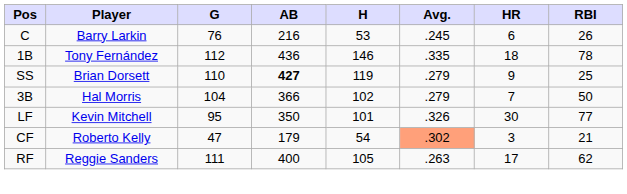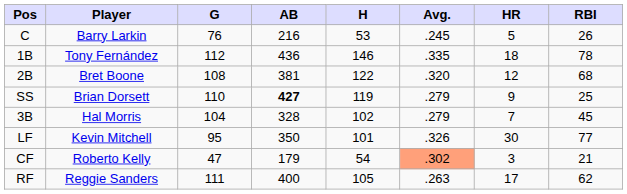(511, 35) 6 -> (511, 35) 5
+ row: (25, 76)
(289, 96) 366 -> (289, 117) 328
(586, 96) 50 -> (586, 117) 45
